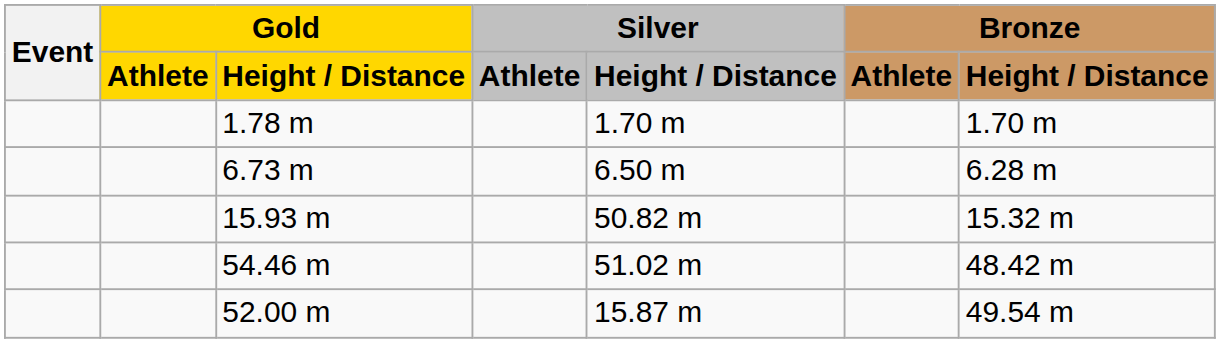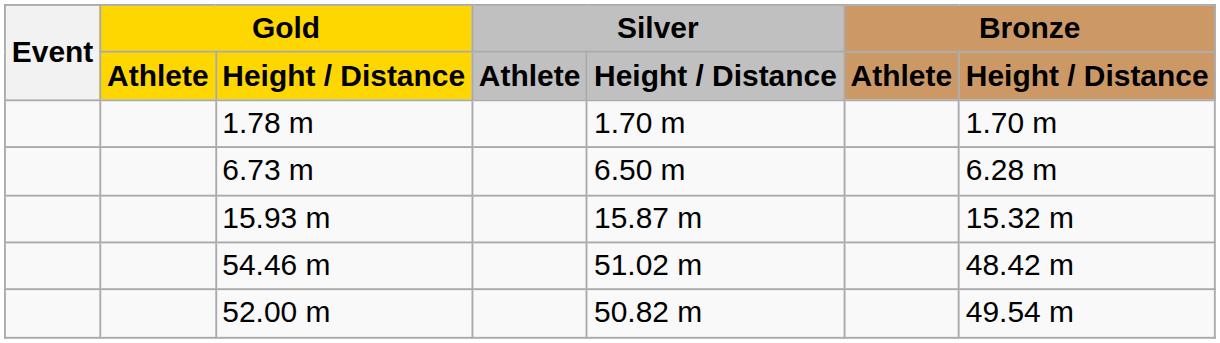(648, 218) 50.82 m -> (648, 218) 15.87 m
(648, 312) 15.87 m -> (648, 312) 50.82 m
